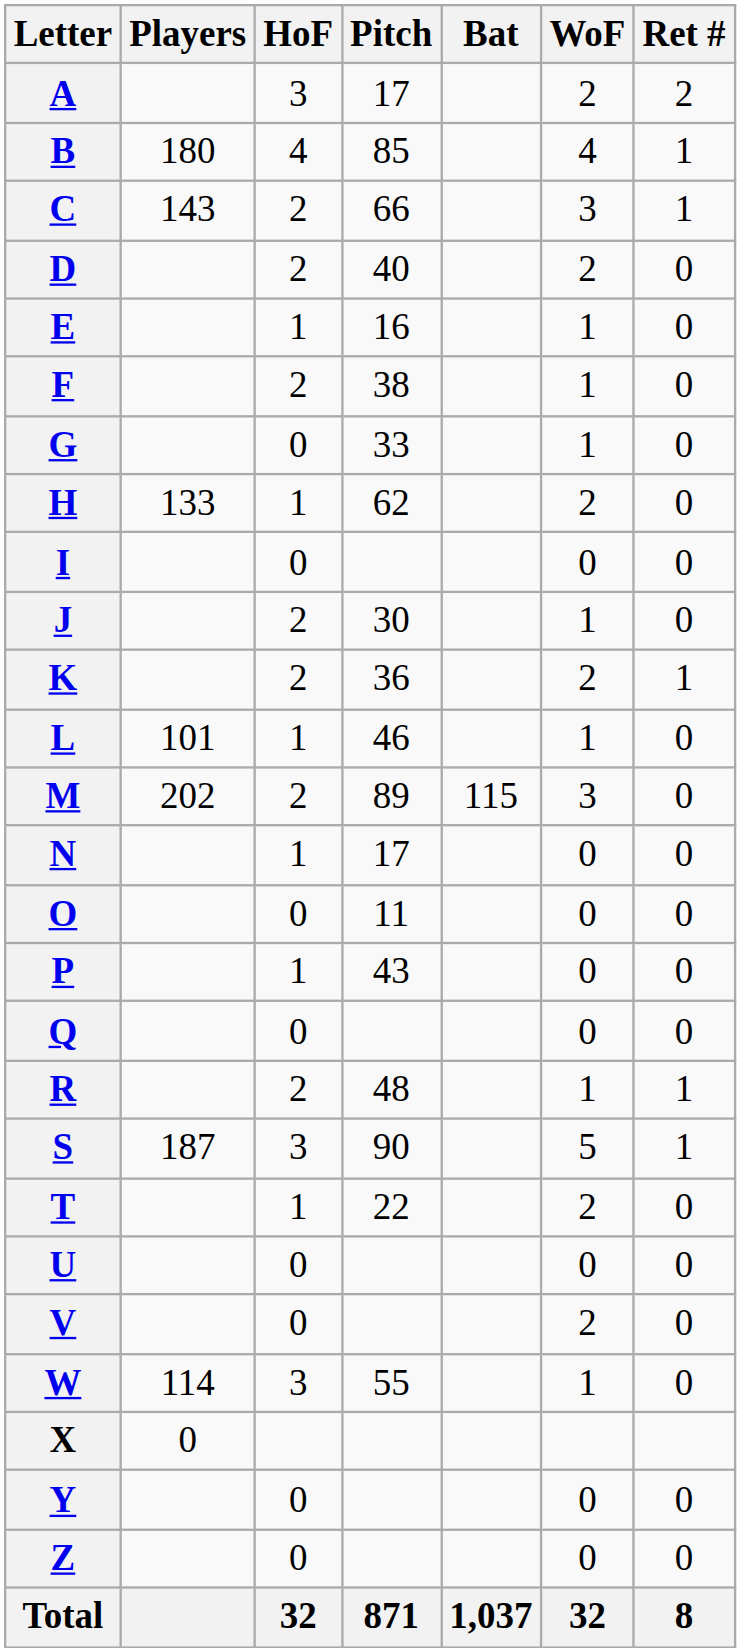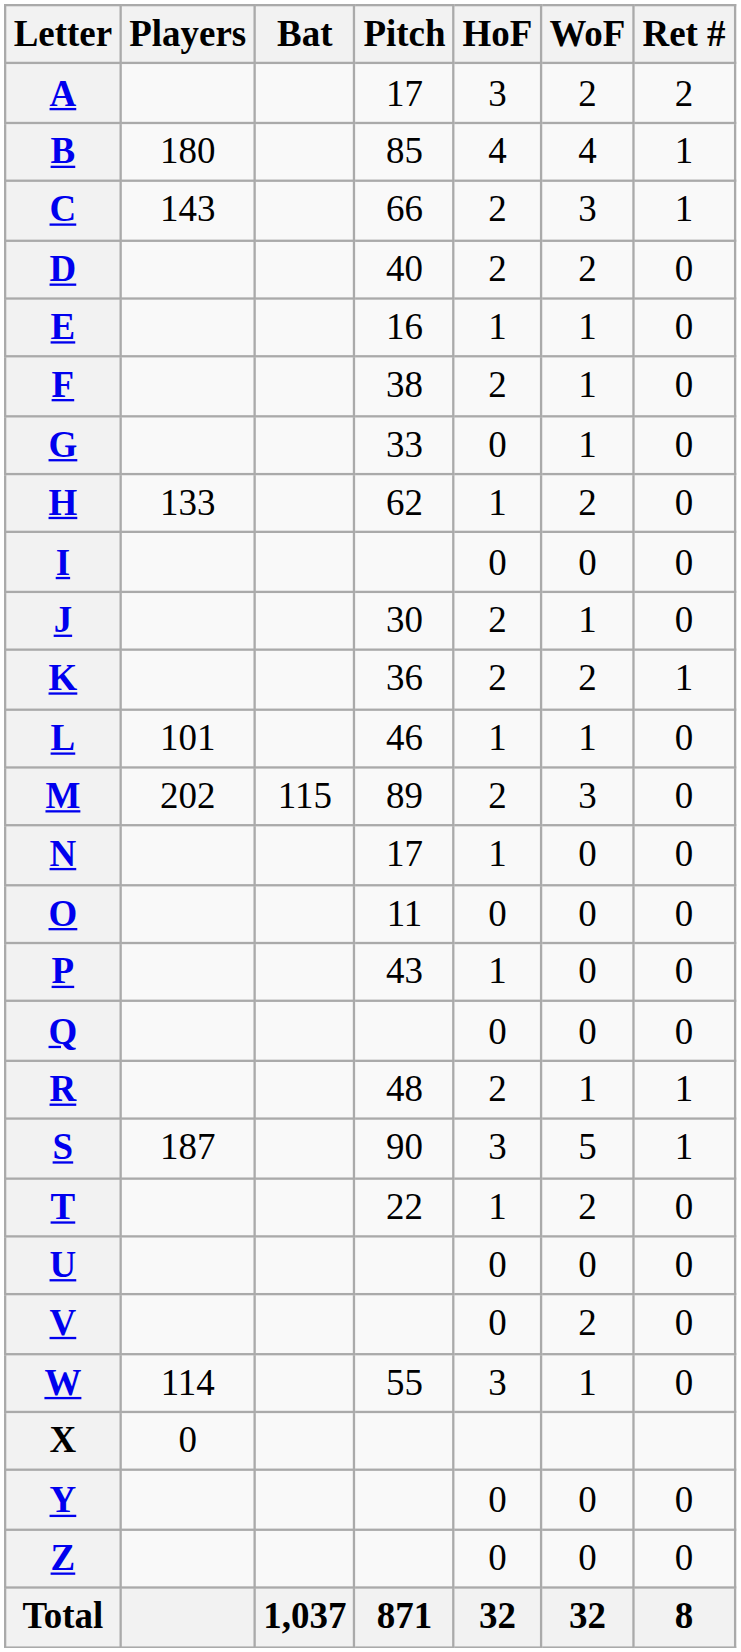columns swapped: (491, 33) <-> (298, 33)
